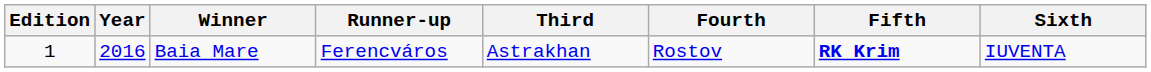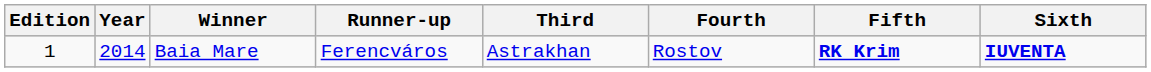(122, 52) 2016 -> (122, 52) 2014
(1025, 52) normal -> (1025, 52) bold
